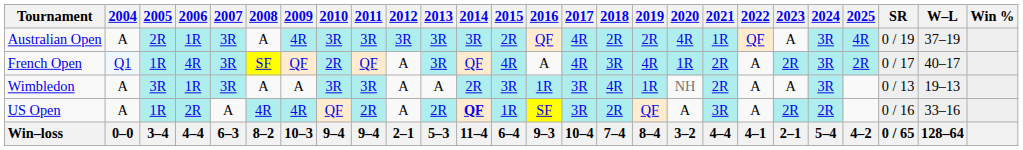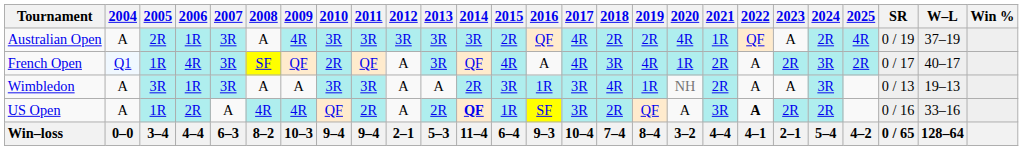(826, 40) 3R -> (826, 40) 2R
(755, 110) normal -> (755, 110) bold
